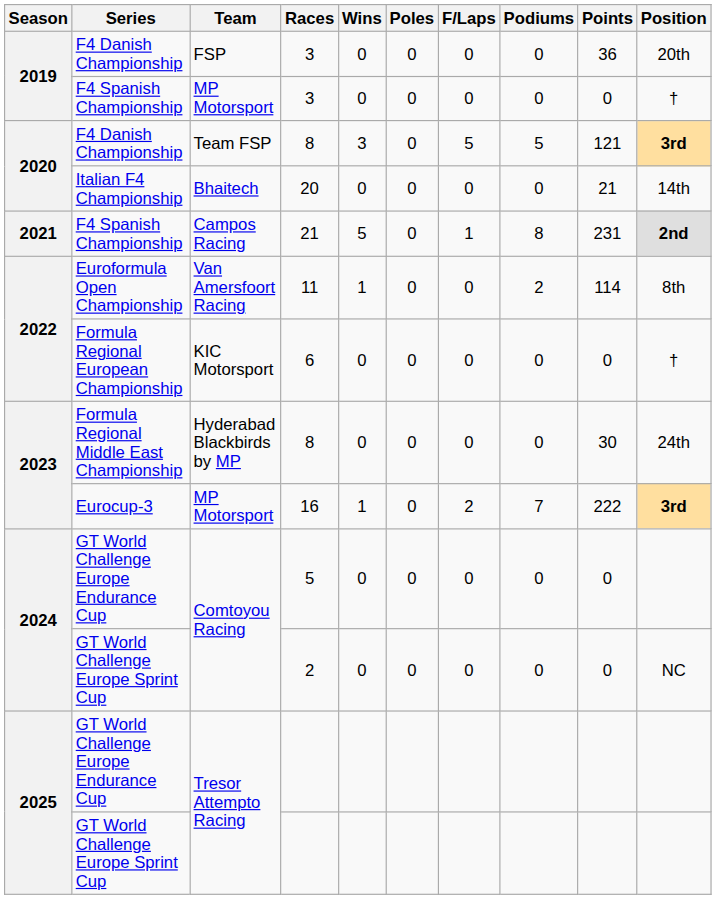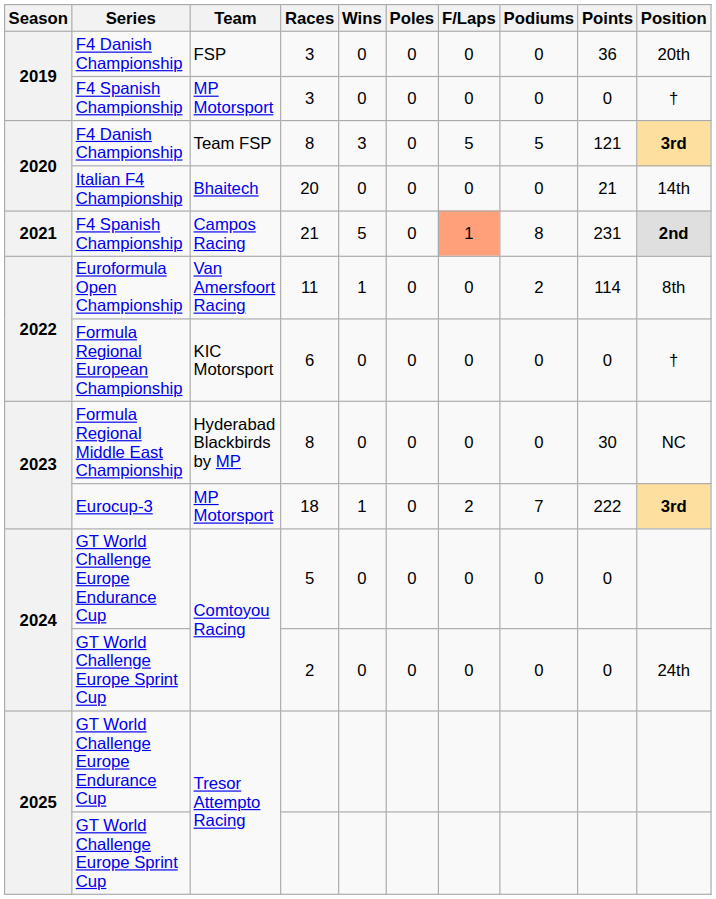(469, 234) no background -> (469, 234) lightsalmon background
(674, 443) 24th -> (674, 443) NC
(310, 506) 16 -> (310, 506) 18
(674, 670) NC -> (674, 670) 24th
